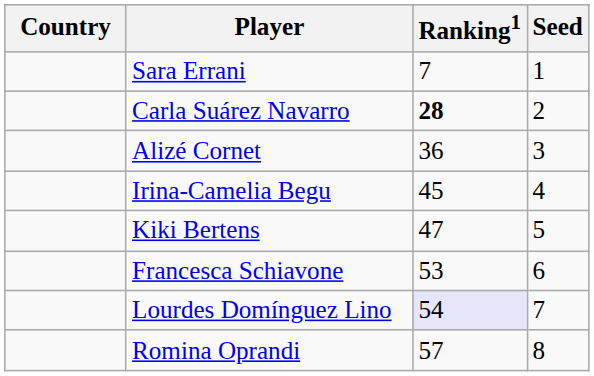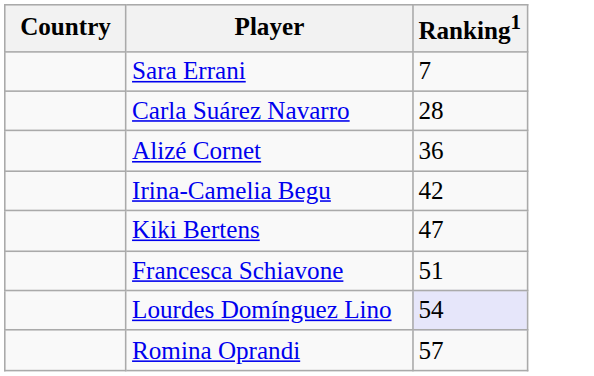- column: (558, 27)
(431, 110) bold -> (431, 110) normal
(431, 190) 45 -> (431, 190) 42
(431, 270) 53 -> (431, 270) 51
